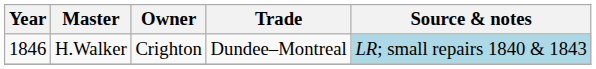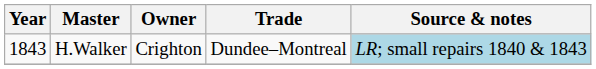(28, 49) 1846 -> (28, 49) 1843
